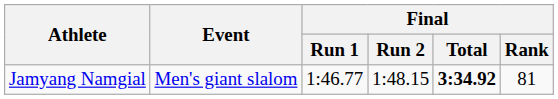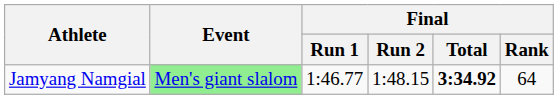(226, 79) no background -> (226, 79) lightgreen background
(527, 79) 81 -> (527, 79) 64
